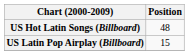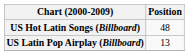(165, 43) 15 -> (165, 43) 13
